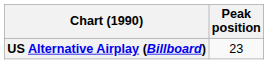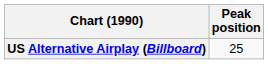(236, 48) 23 -> (236, 48) 25
